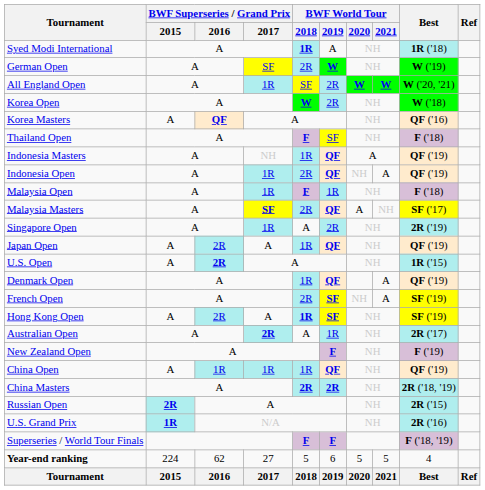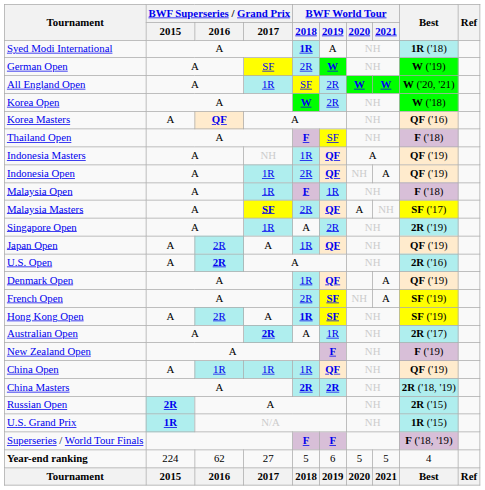(429, 263) 1R ('15) -> (429, 263) 2R ('16)
(429, 423) 2R ('16) -> (429, 423) 1R ('15)
